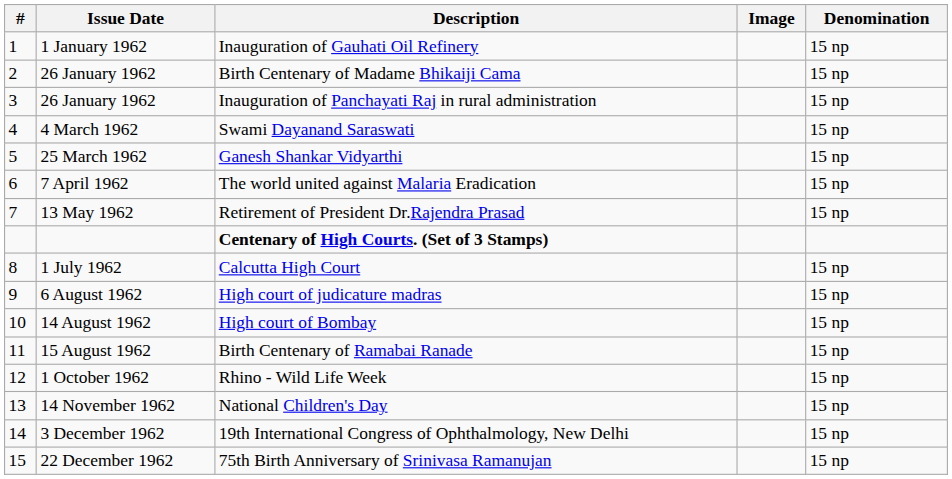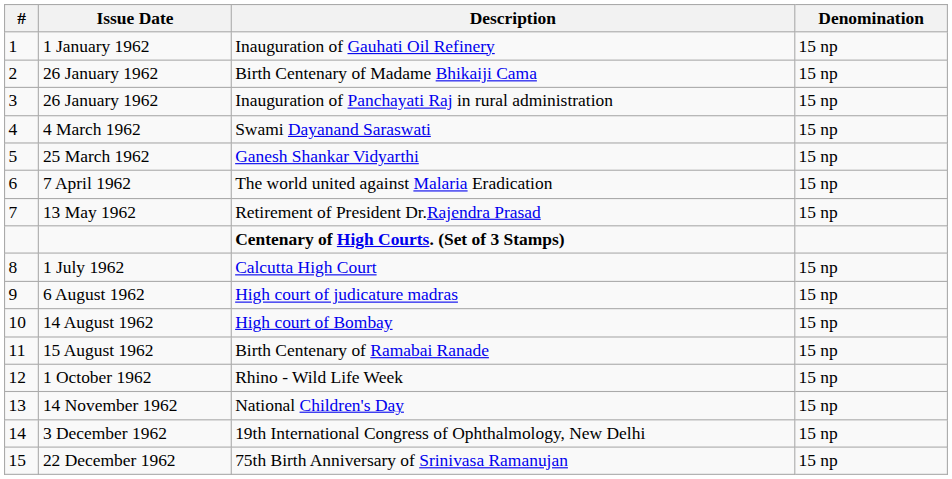- column: (772, 18)
